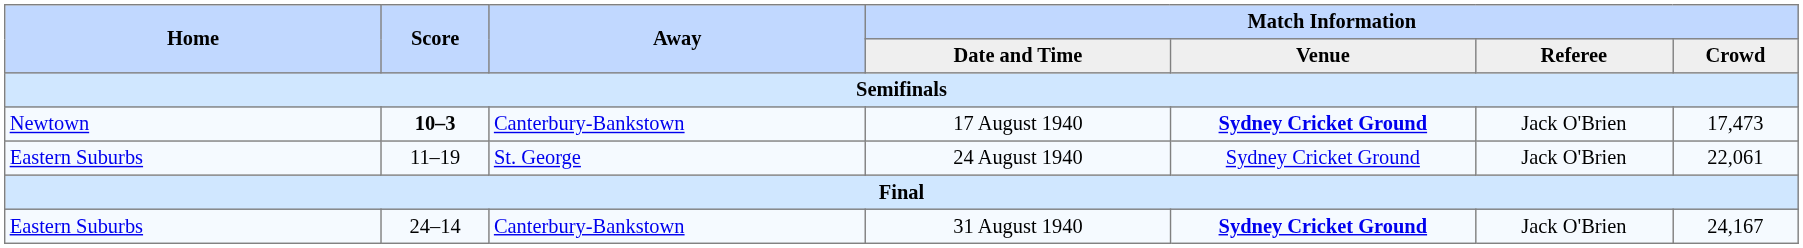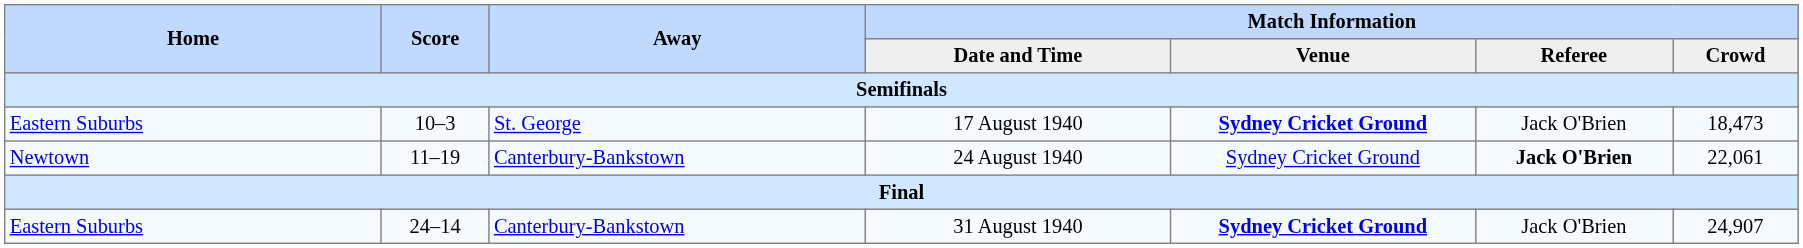(49, 123) Newtown -> (76, 123) Eastern Suburbs
(435, 123) bold -> (435, 123) normal
(589, 123) Canterbury-Bankstown -> (537, 123) St. George
(1735, 123) 17,473 -> (1735, 123) 18,473
(76, 157) Eastern Suburbs -> (49, 157) Newtown
(537, 157) St. George -> (589, 157) Canterbury-Bankstown
(1574, 157) normal -> (1574, 157) bold
(1735, 226) 24,167 -> (1735, 226) 24,907
